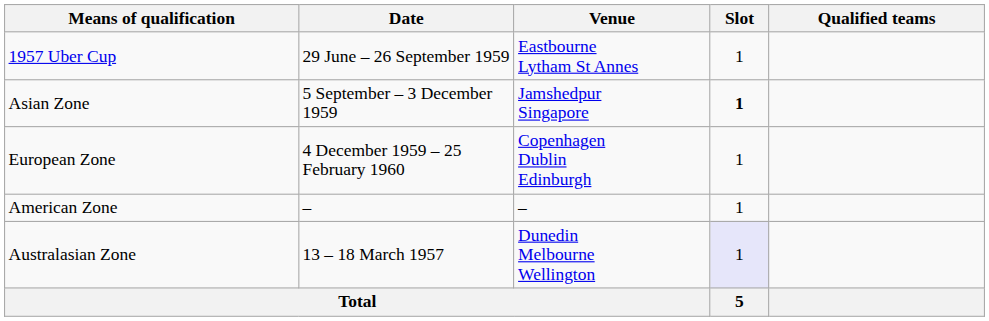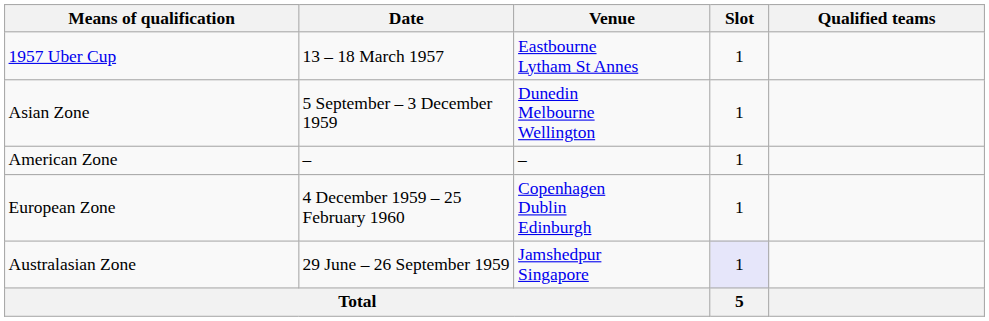(406, 55) 29 June – 26 September 1959 -> (373, 55) 13 – 18 March 1957
(560, 103) Jamshedpur Singapore -> (557, 112) Dunedin Melbourne Wellington
(739, 103) bold -> (739, 112) normal
rows swapped: (63, 207) <-> (62, 160)
(373, 254) 13 – 18 March 1957 -> (406, 264) 29 June – 26 September 1959
(557, 254) Dunedin Melbourne Wellington -> (560, 264) Jamshedpur Singapore
